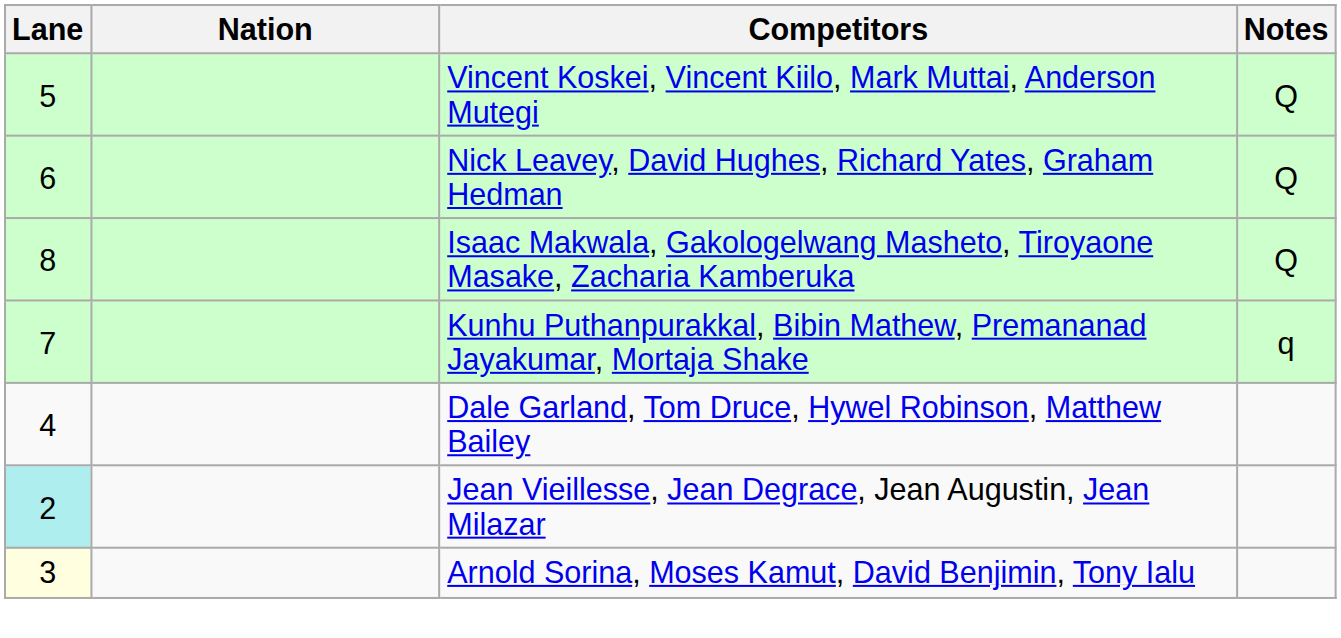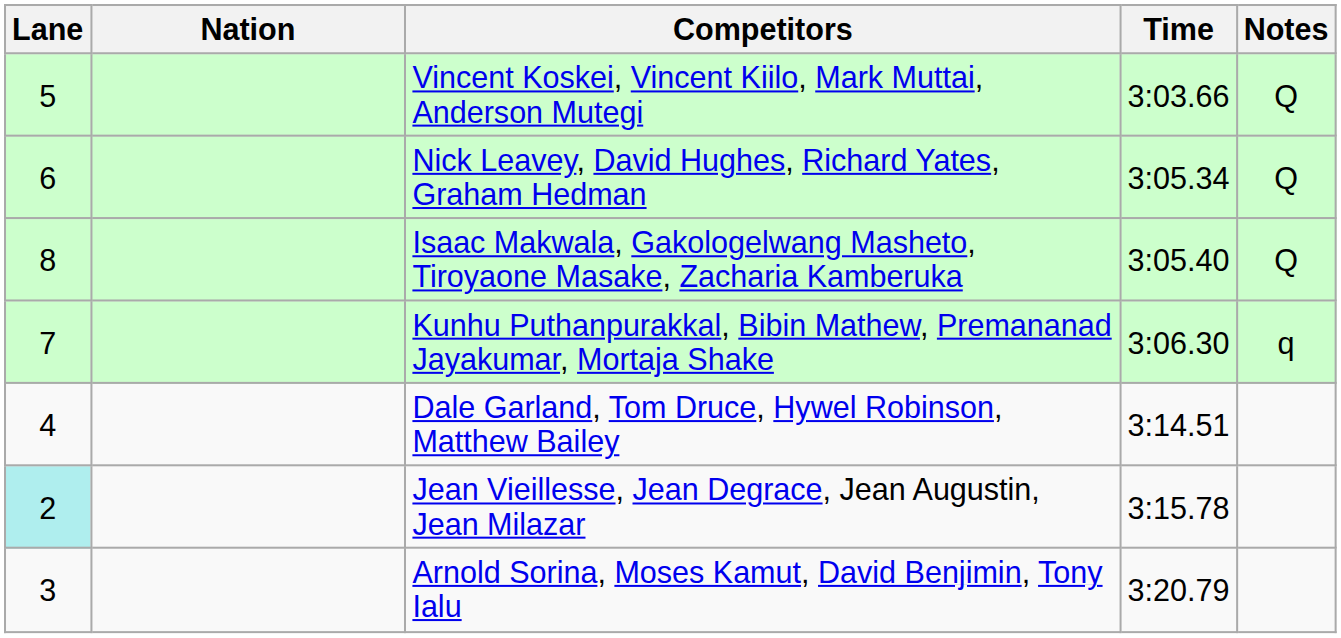+ column: (1179, 29)
(48, 573) lightyellow background -> (48, 590) no background
